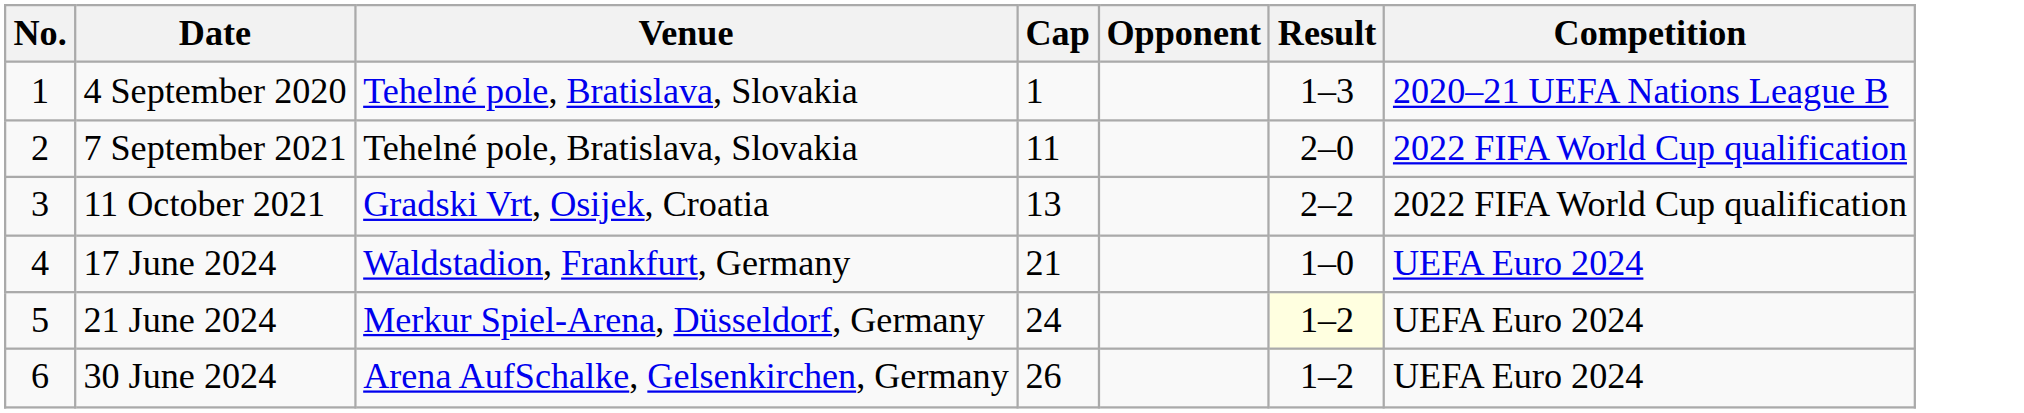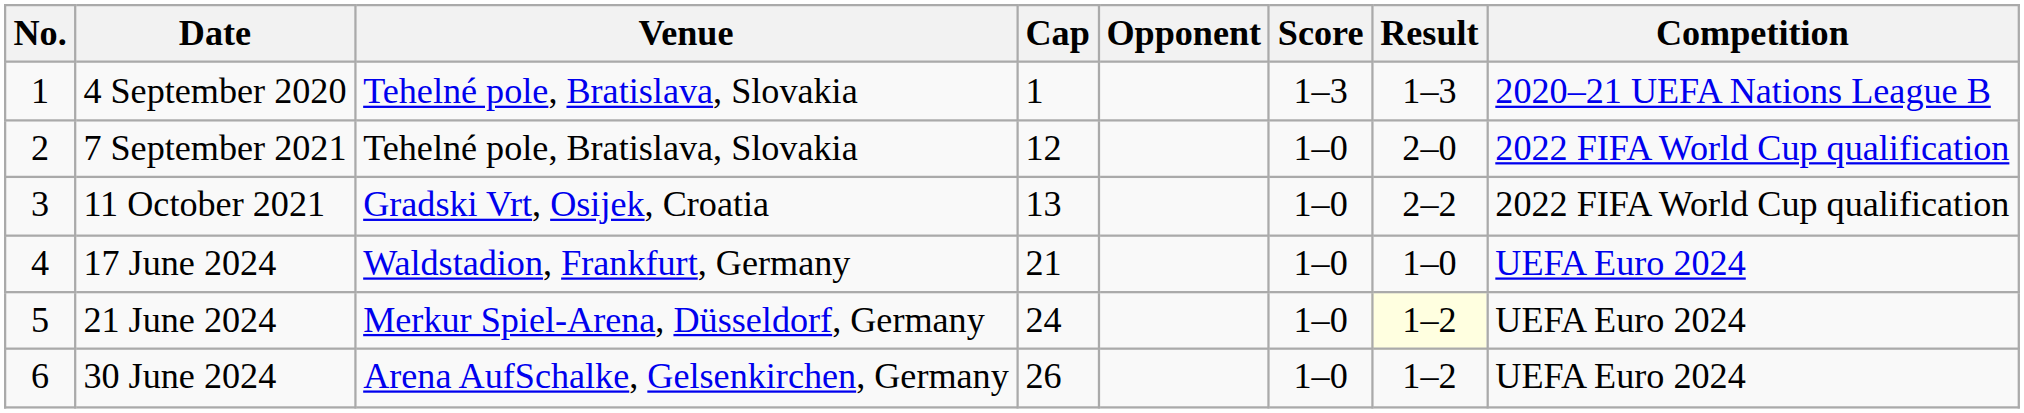+ column: (1321, 33)
(1043, 147) 11 -> (1044, 147) 12
